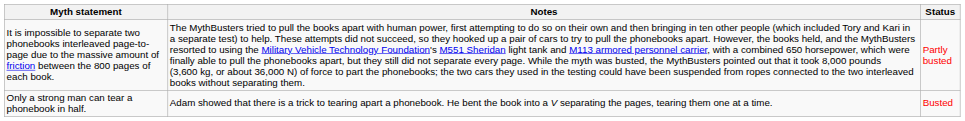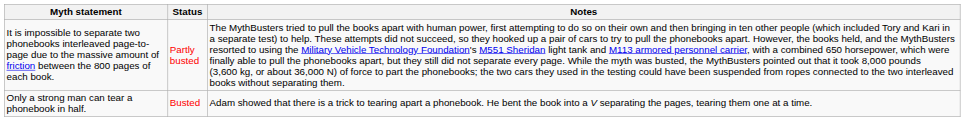columns swapped: (940, 12) <-> (544, 12)
